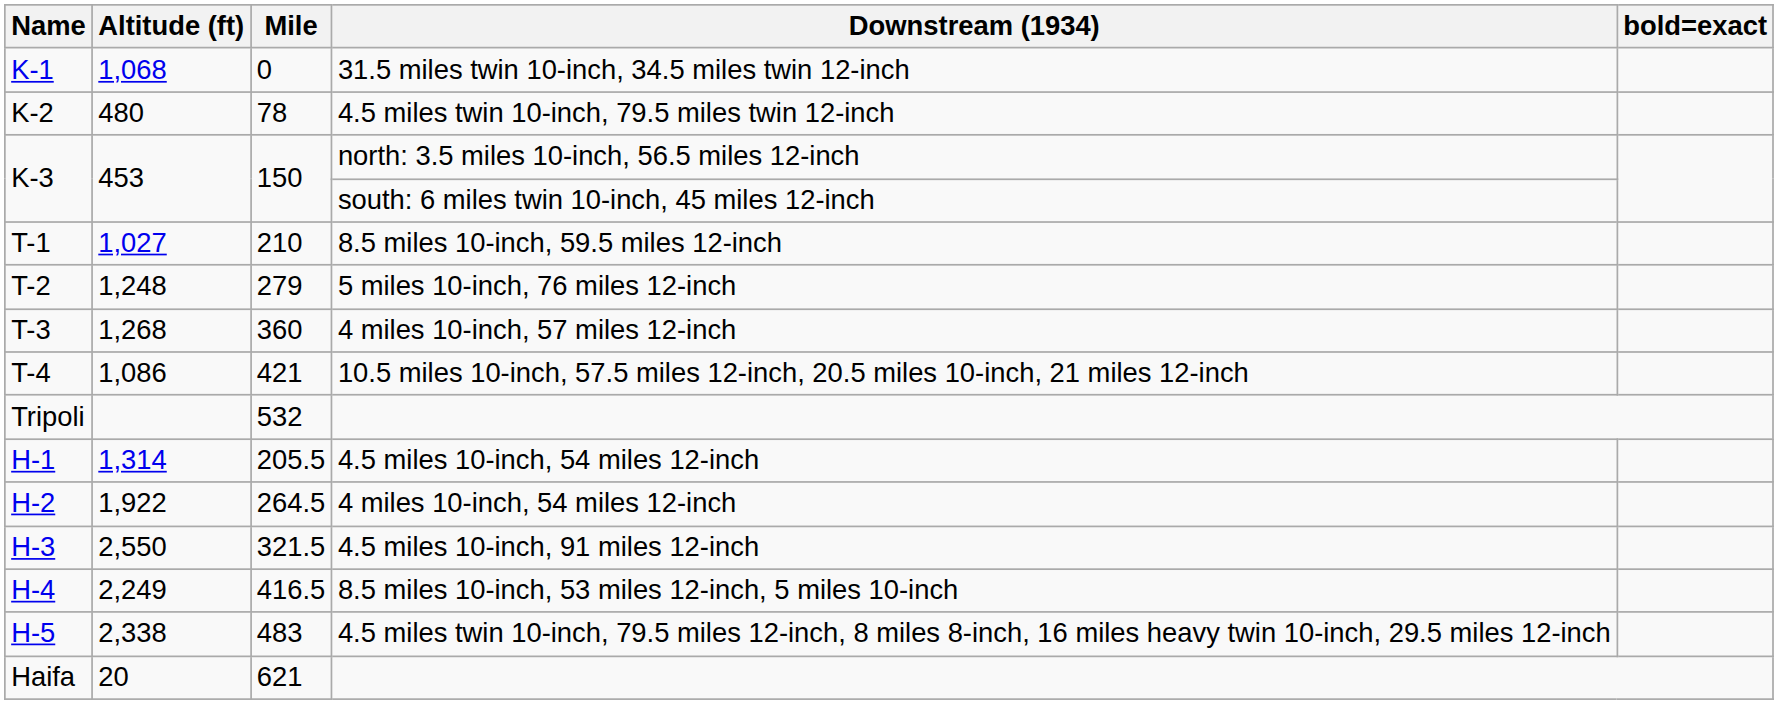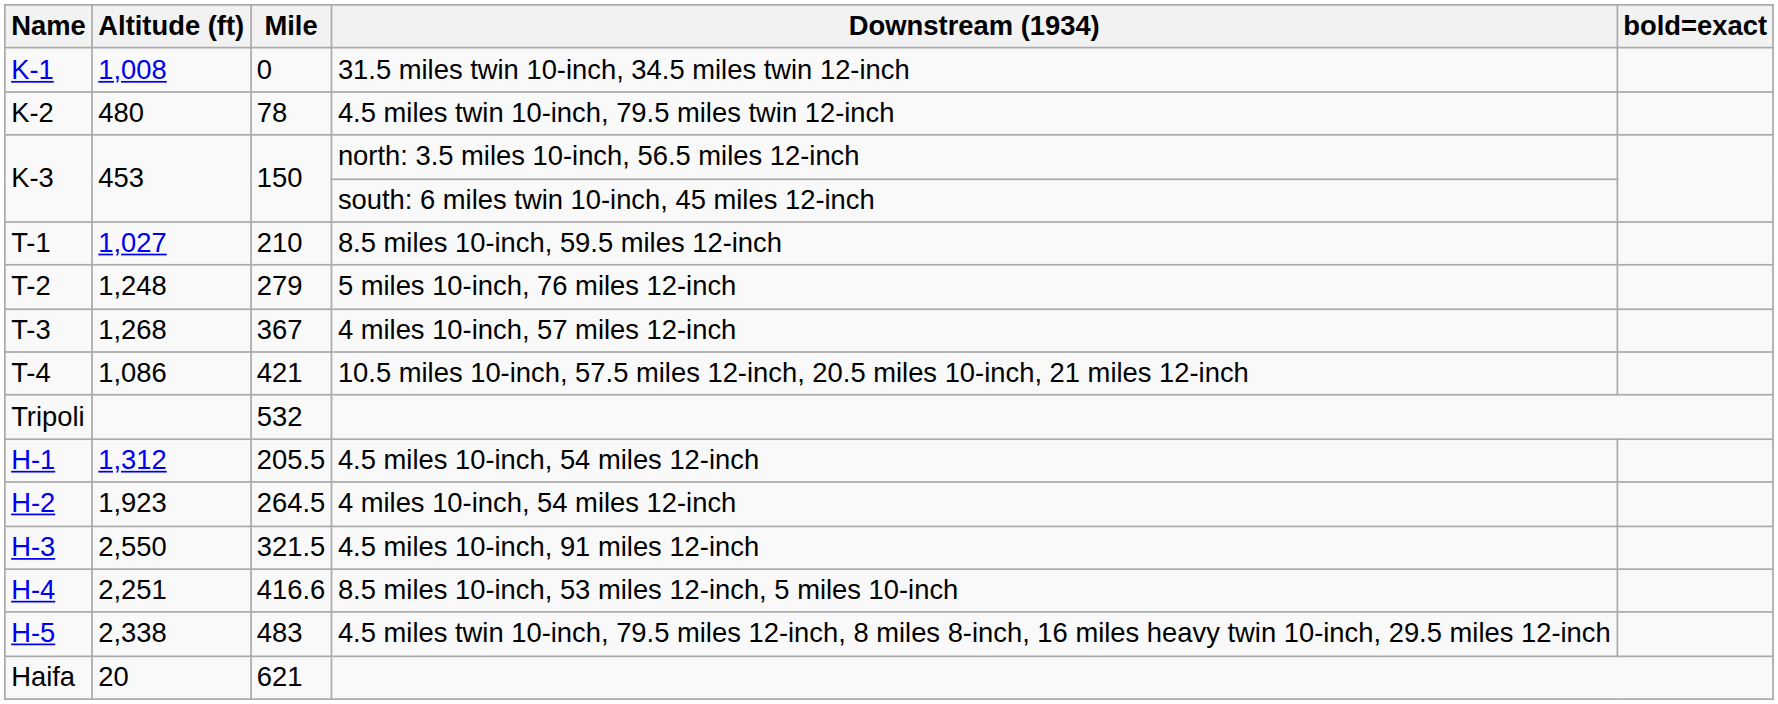(133, 69) 1,068 -> (133, 69) 1,008
(280, 329) 360 -> (280, 329) 367
(133, 460) 1,314 -> (133, 460) 1,312
(133, 503) 1,922 -> (133, 503) 1,923
(133, 590) 2,249 -> (133, 590) 2,251
(291, 590) 416.5 -> (291, 590) 416.6
